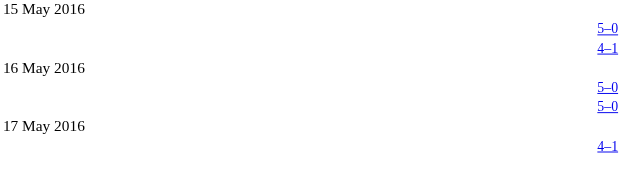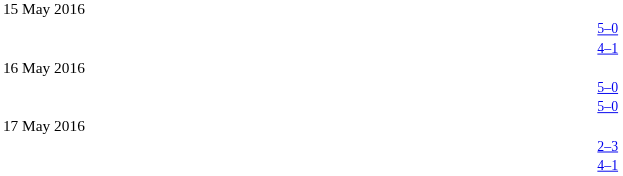+ row: (254, 146)
